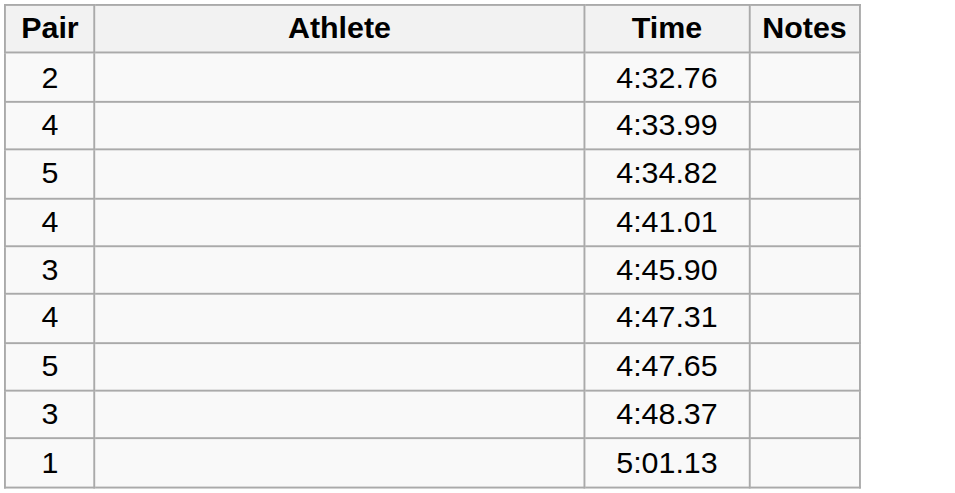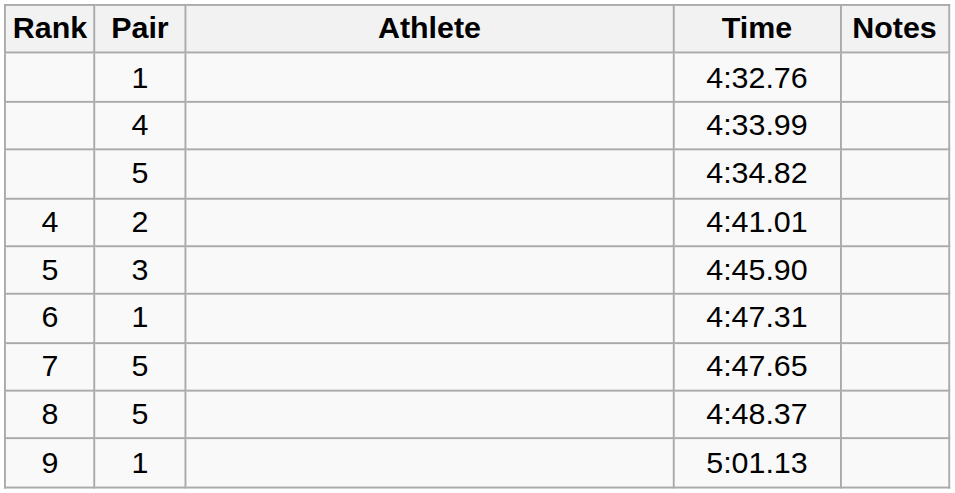+ column: (50, 28)
(50, 76) 2 -> (140, 76) 1
(50, 221) 4 -> (140, 221) 2
(50, 317) 4 -> (140, 317) 1
(50, 414) 3 -> (140, 414) 5
